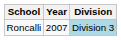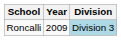(57, 27) 2007 -> (57, 27) 2009
